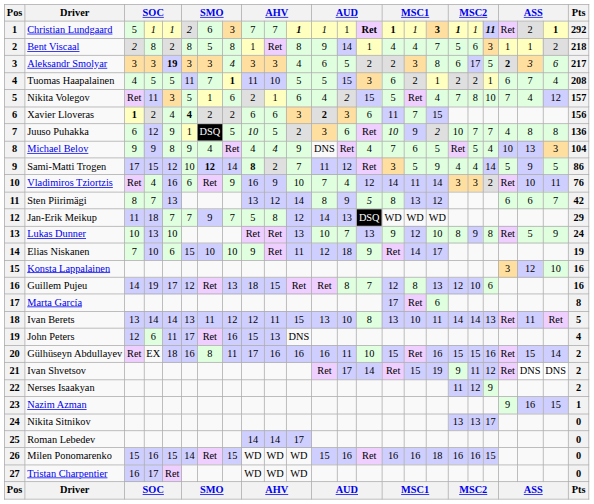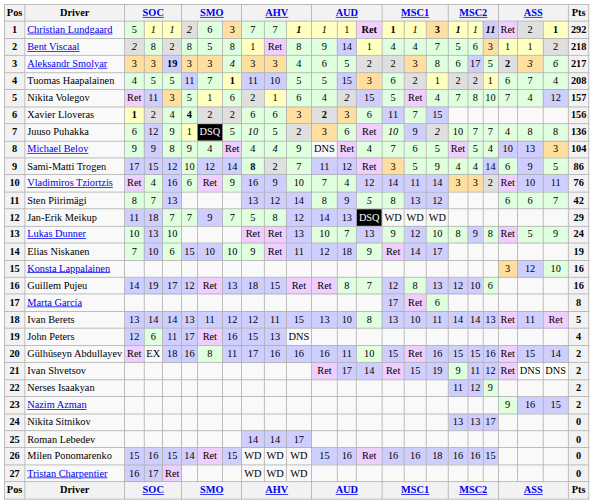(210, 166) bold -> (210, 166) normal
(508, 166) 5 -> (508, 166) 6
(579, 404) 1 -> (579, 404) 2
